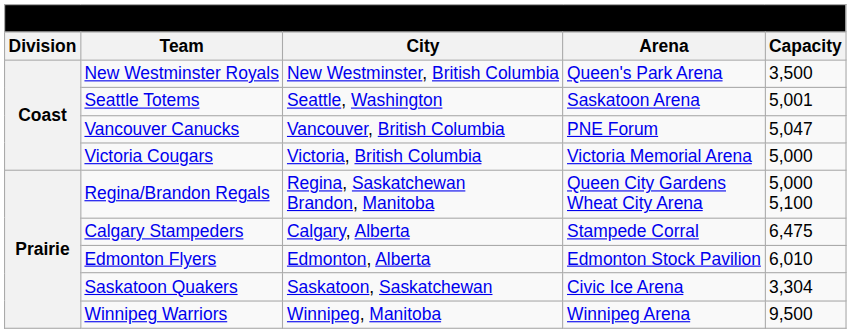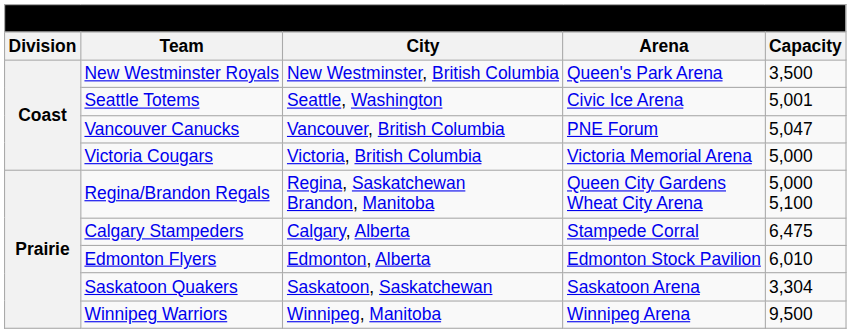(633, 101) Saskatoon Arena -> (625, 101) Civic Ice Arena
(625, 286) Civic Ice Arena -> (633, 286) Saskatoon Arena
